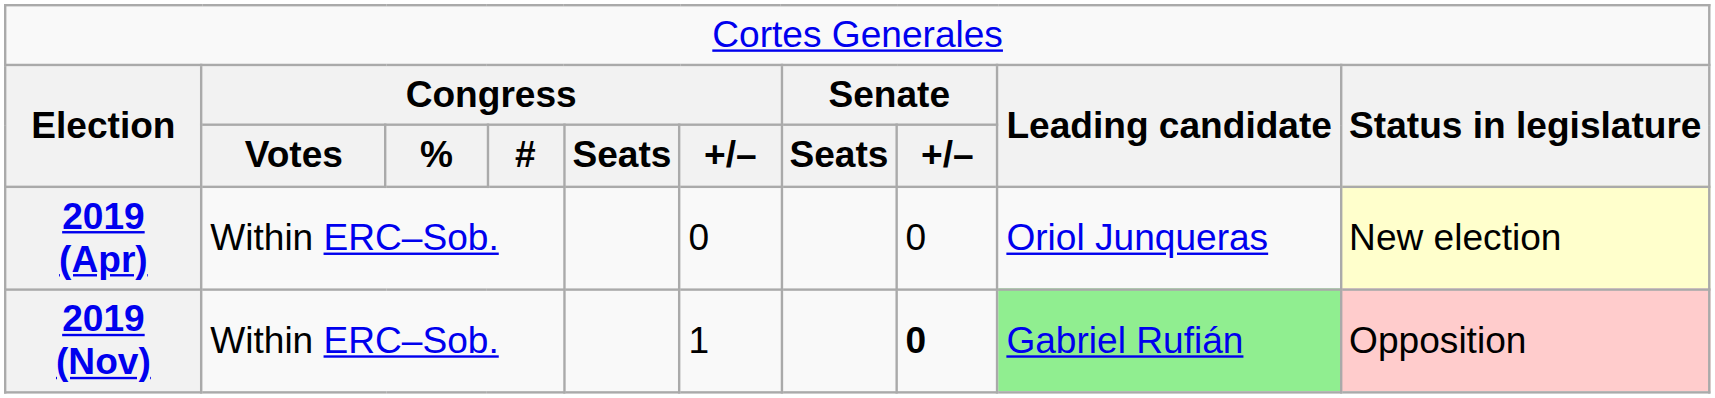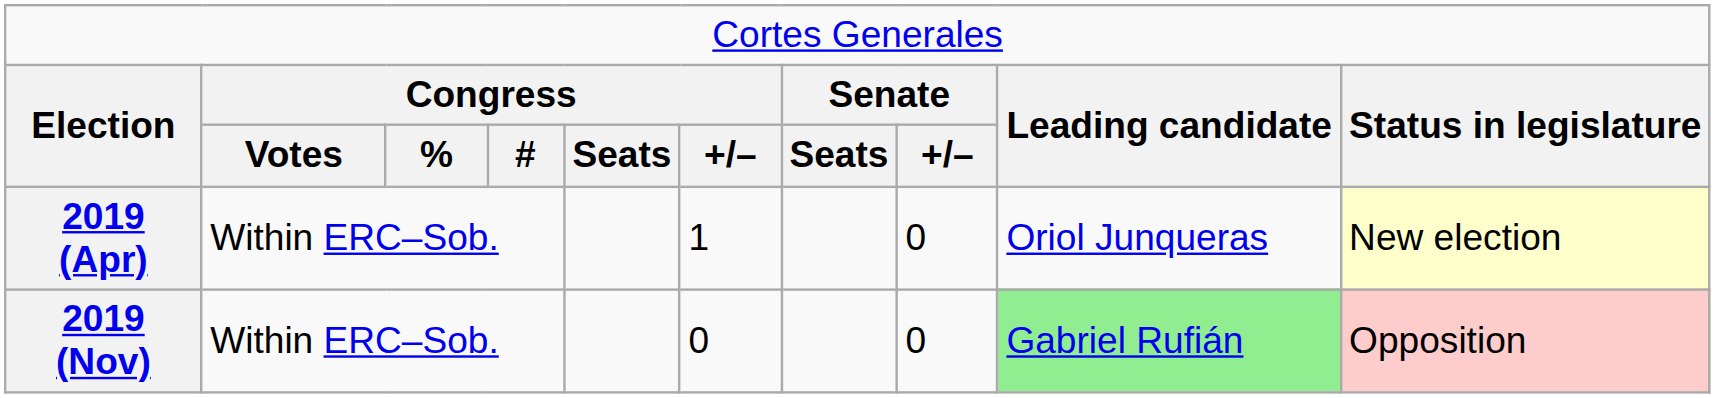(699, 236) 0 -> (699, 236) 1
(699, 339) 1 -> (699, 339) 0
(916, 339) bold -> (916, 339) normal
